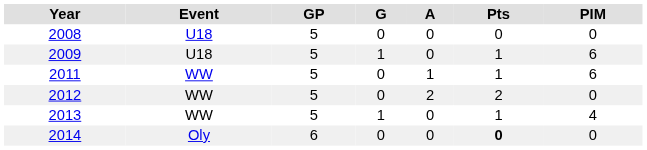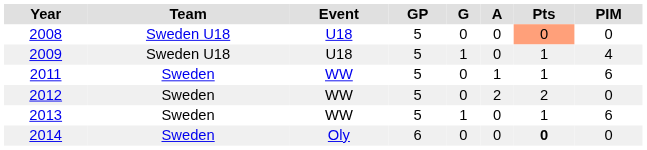+ column: (188, 14)
(498, 34) no background -> (544, 34) lightsalmon background
(593, 54) 6 -> (609, 54) 4
(593, 115) 4 -> (609, 115) 6
